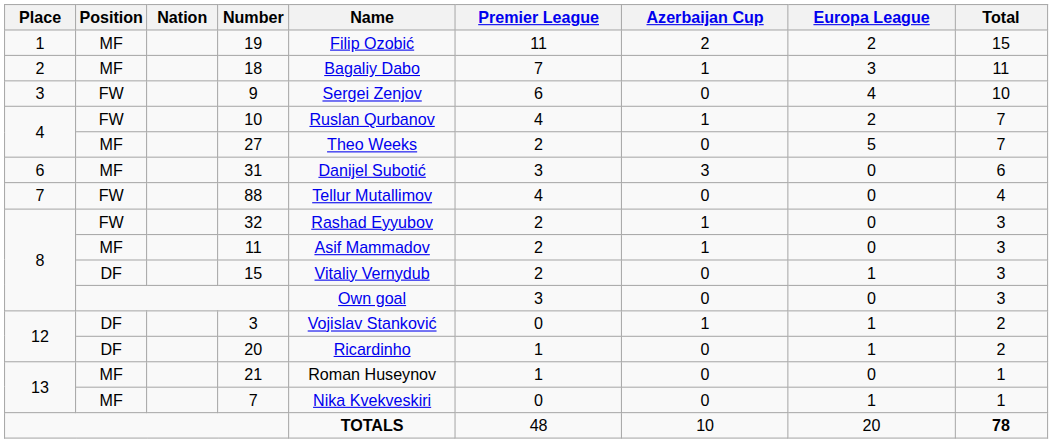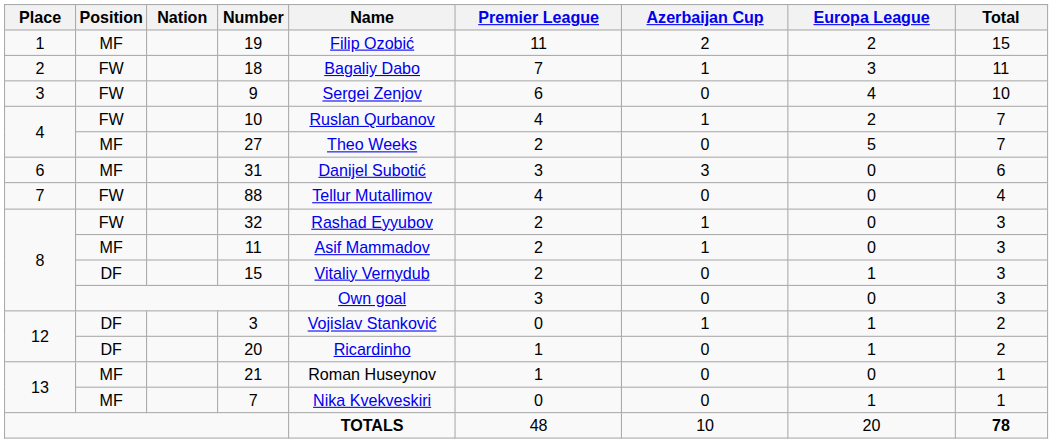(111, 68) MF -> (111, 68) FW
